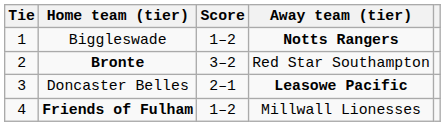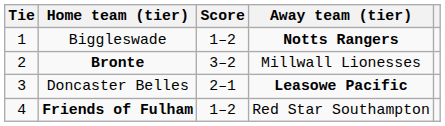(341, 63) Red Star Southampton -> (341, 63) Millwall Lionesses
(341, 110) Millwall Lionesses -> (341, 110) Red Star Southampton
